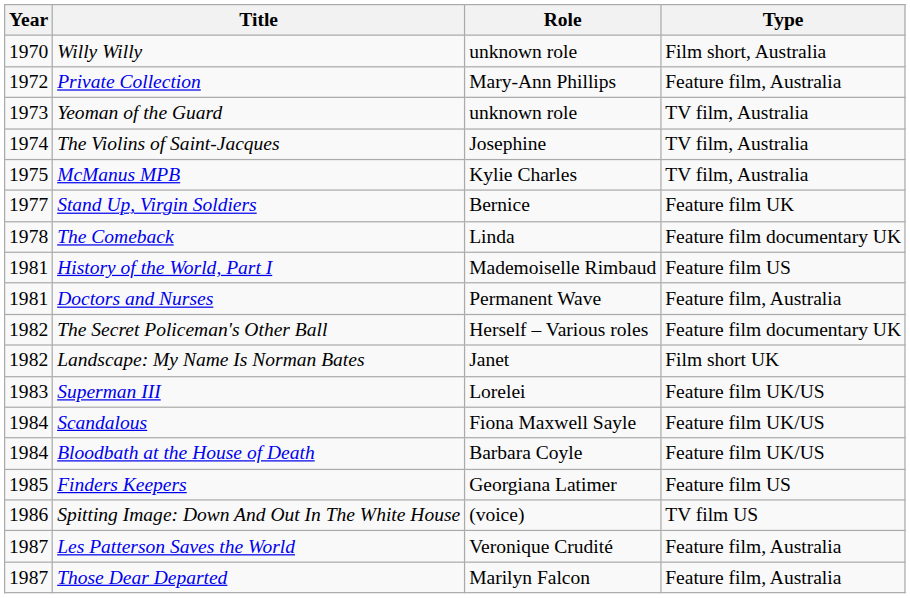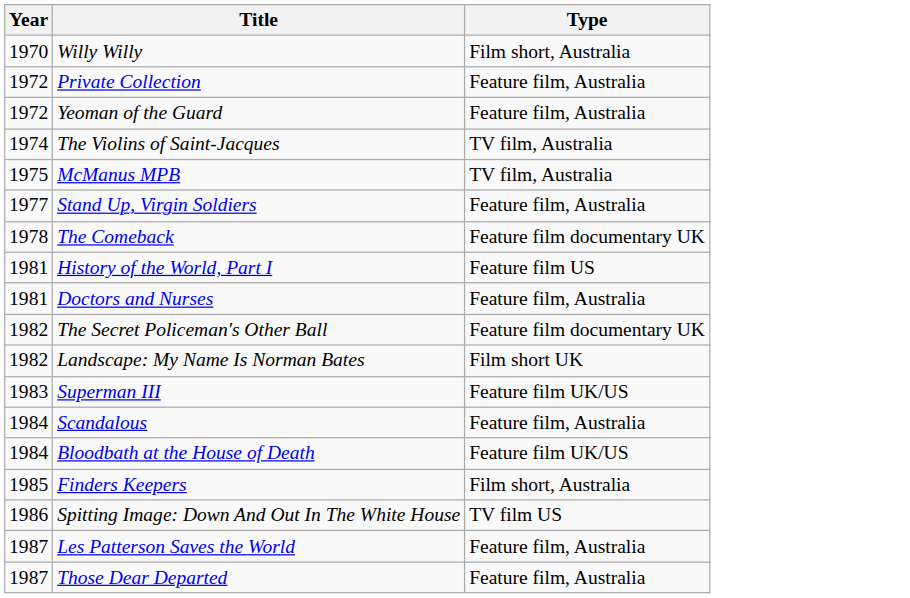- column: (563, 19)
(29, 112) 1973 -> (29, 112) 1972
(737, 112) TV film, Australia -> (557, 112) Feature film, Australia
(730, 205) Feature film UK -> (557, 205) Feature film, Australia
(745, 422) Feature film UK/US -> (557, 422) Feature film, Australia
(728, 484) Feature film US -> (550, 484) Film short, Australia
